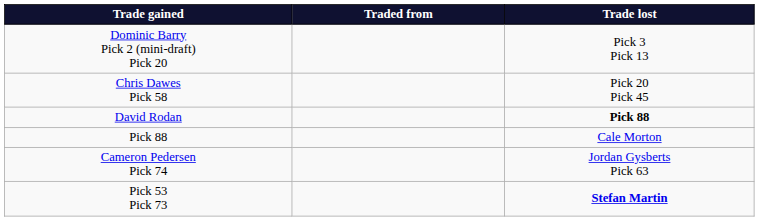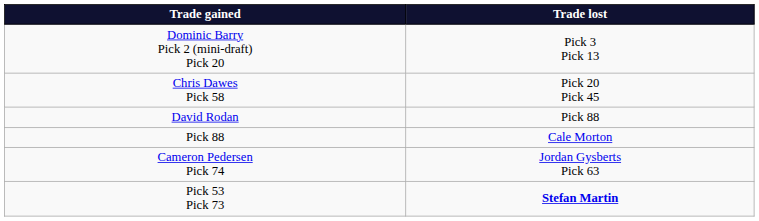- column: (398, 14)
(630, 117) bold -> (580, 117) normal
